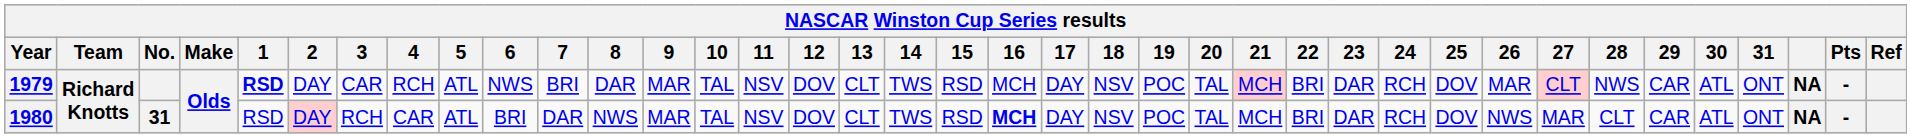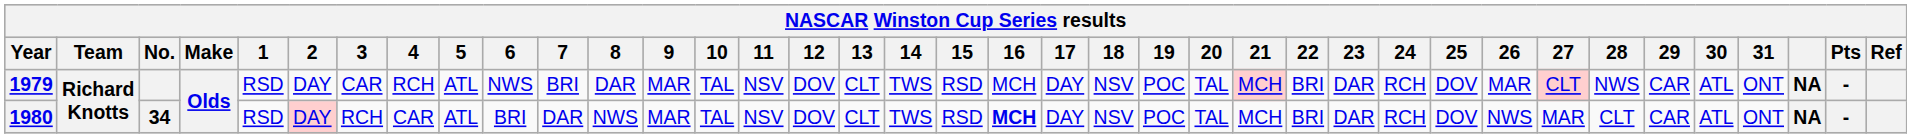(263, 85) bold -> (263, 85) normal
(160, 117) 31 -> (160, 117) 34
